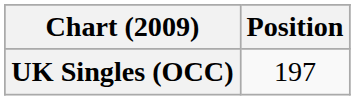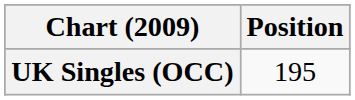(295, 71) 197 -> (295, 71) 195
